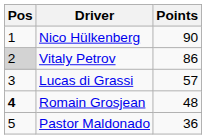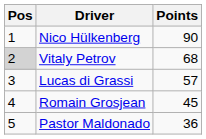(191, 59) 86 -> (191, 59) 68
(11, 102) bold -> (11, 102) normal
(191, 102) 48 -> (191, 102) 45
